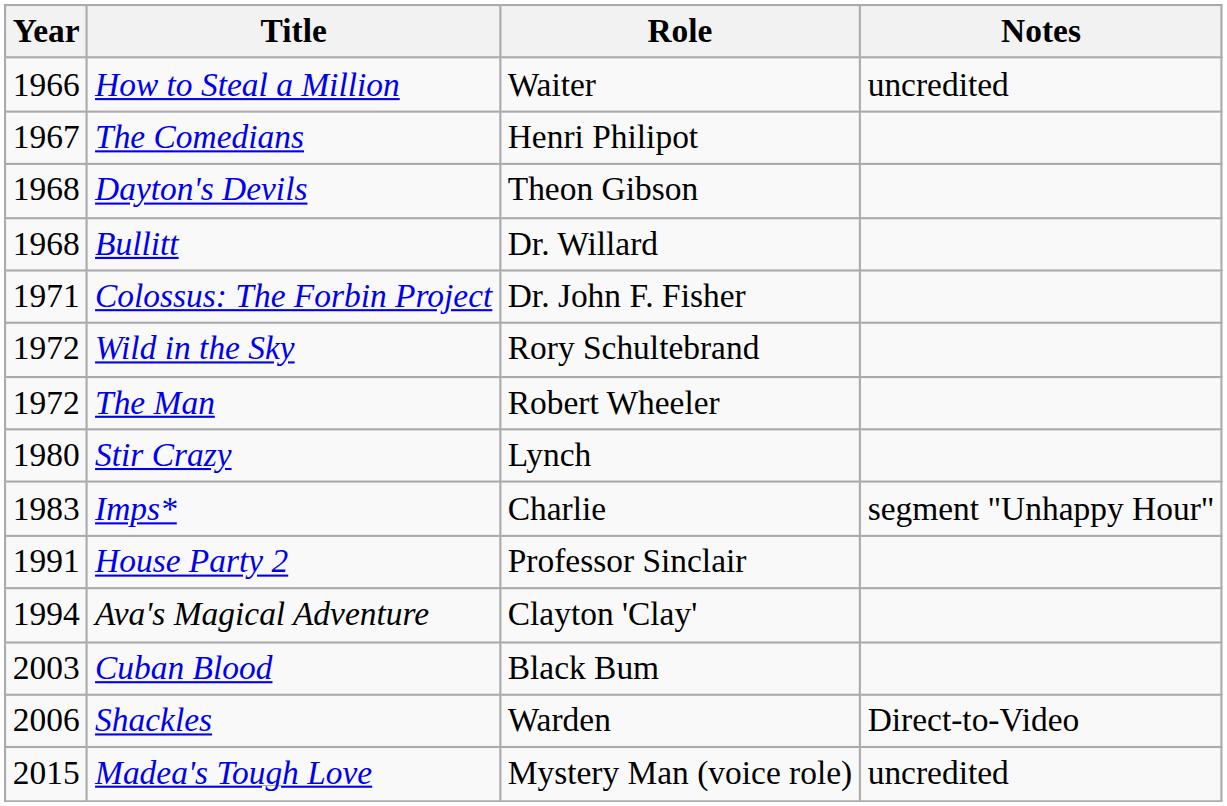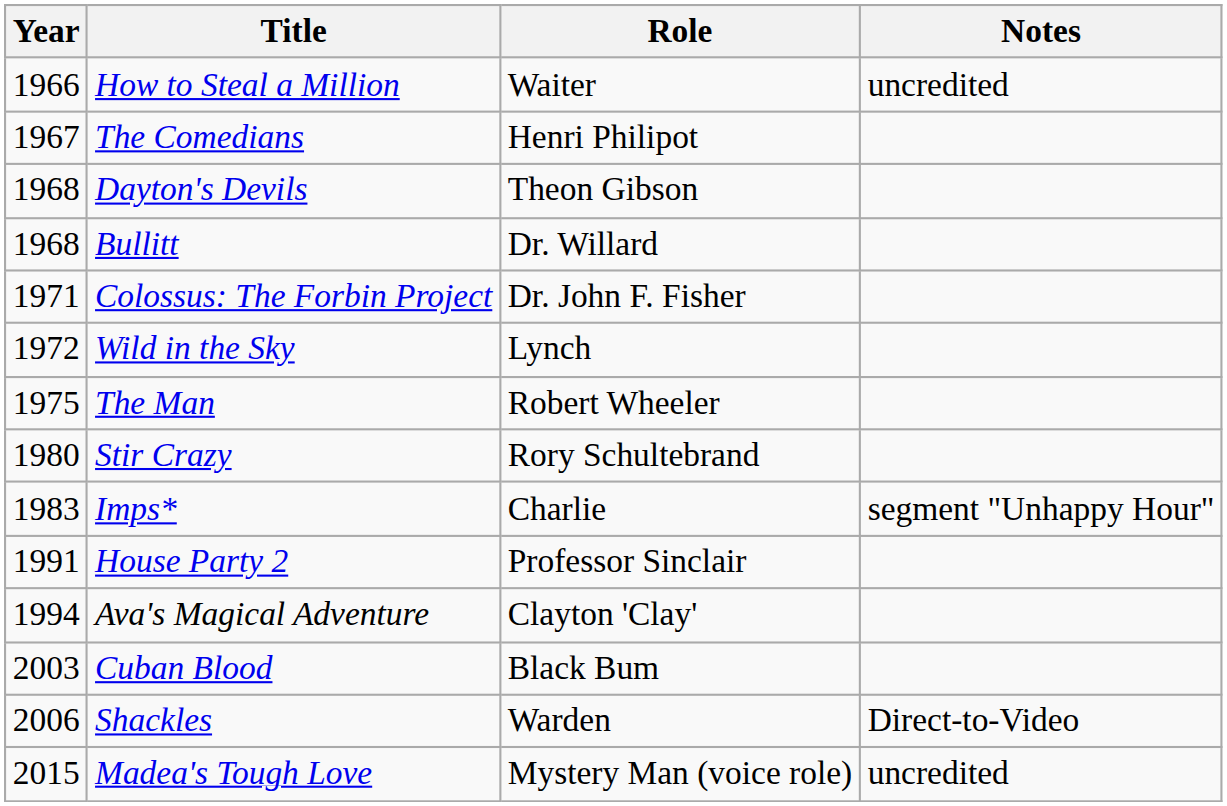(634, 349) Rory Schultebrand -> (550, 349) Lynch
(46, 402) 1972 -> (46, 402) 1975
(550, 455) Lynch -> (634, 455) Rory Schultebrand
